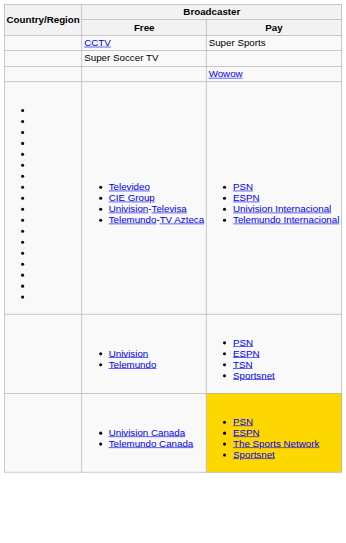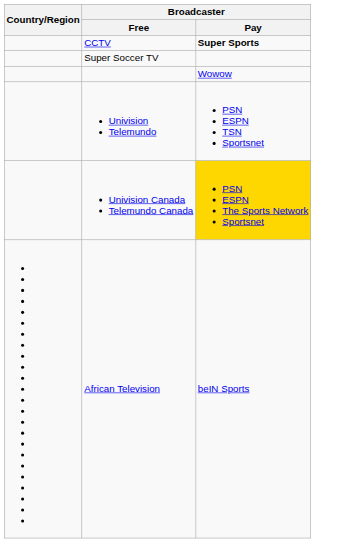(237, 43) normal -> (228, 43) bold
- row: (144, 204)
+ row: (122, 388)
